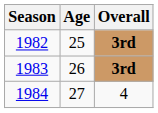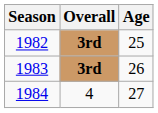columns swapped: (77, 17) <-> (124, 17)
